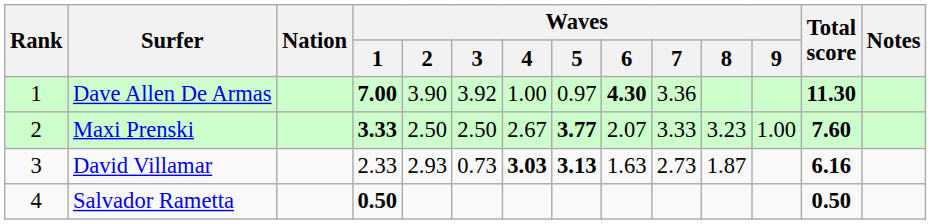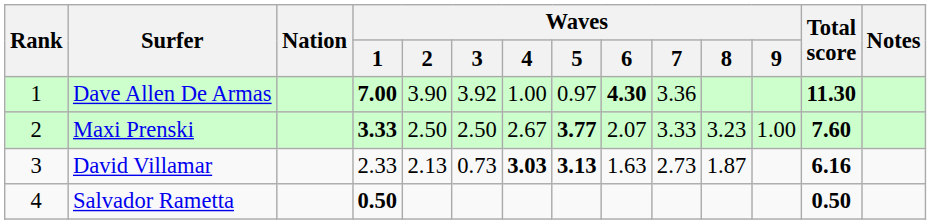(427, 165) 2.93 -> (427, 165) 2.13
